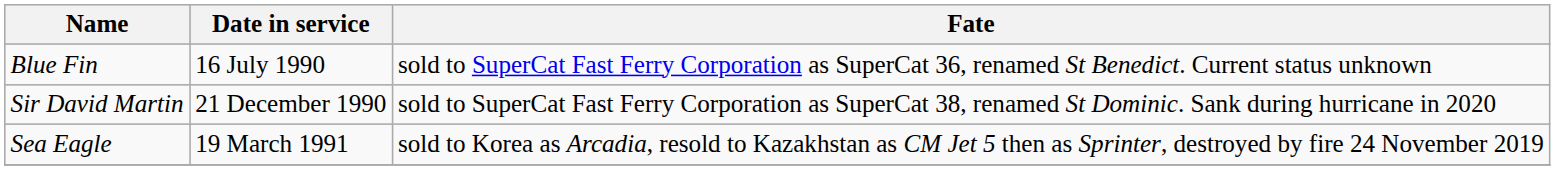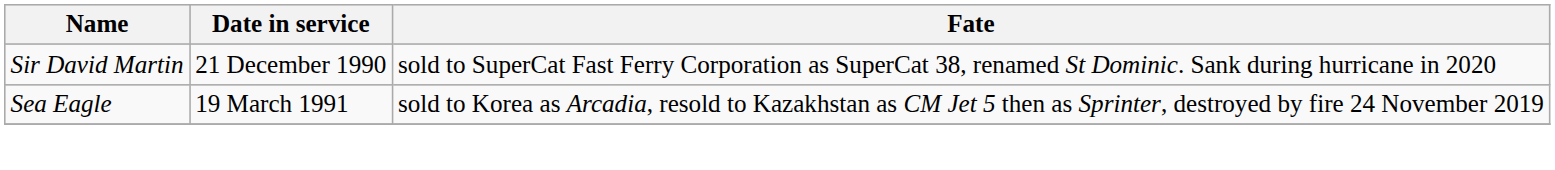- row: (54, 64)
